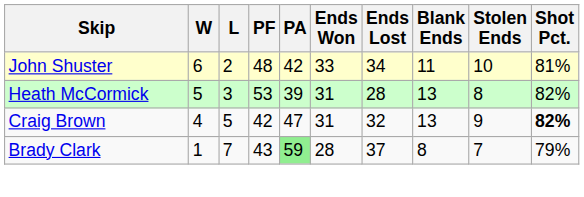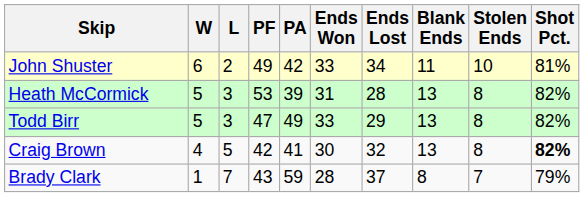(263, 66) 48 -> (263, 66) 49
+ row: (44, 121)
(293, 121) 47 -> (293, 149) 41
(325, 121) 31 -> (325, 149) 30
(478, 121) 9 -> (478, 149) 8
(293, 149) lightgreen background -> (293, 177) no background
